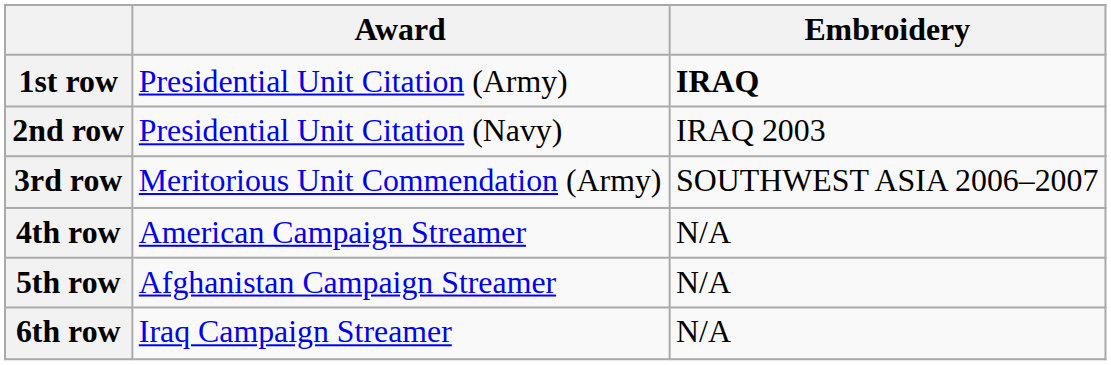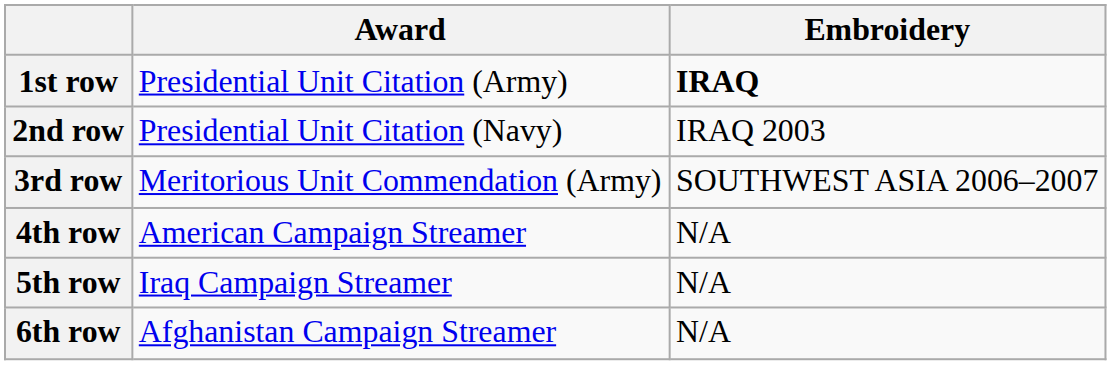(347, 282) Afghanistan Campaign Streamer -> (295, 282) Iraq Campaign Streamer
(295, 332) Iraq Campaign Streamer -> (347, 332) Afghanistan Campaign Streamer
